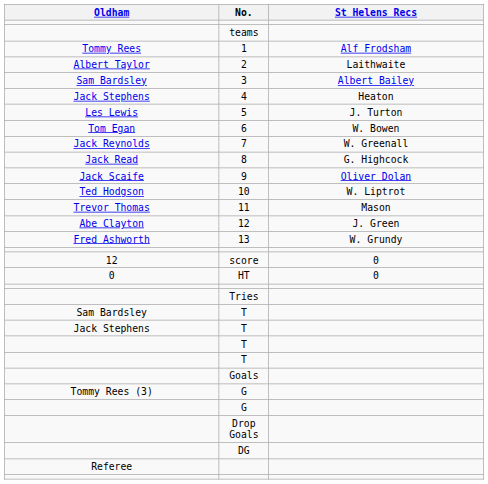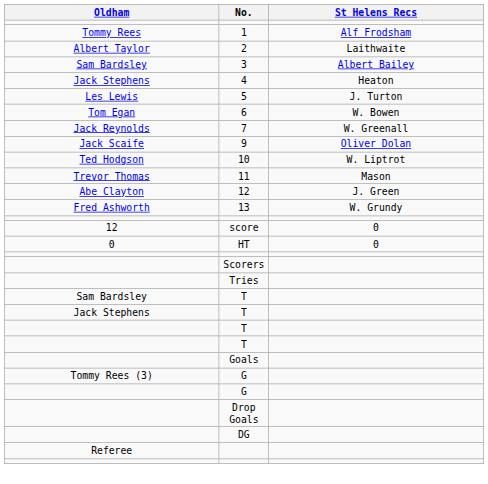- row: (112, 33)
- row: (112, 160)
+ row: (112, 265)
